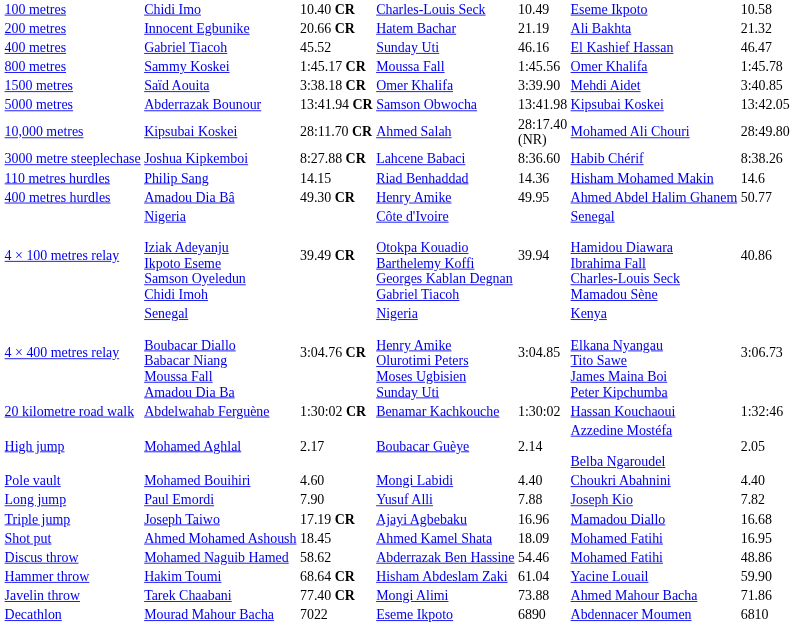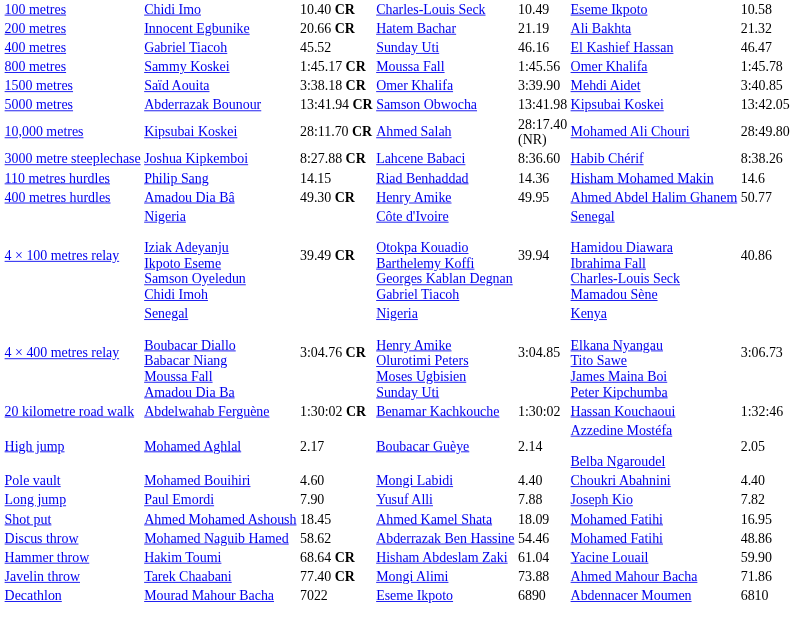- row: (37, 519)
